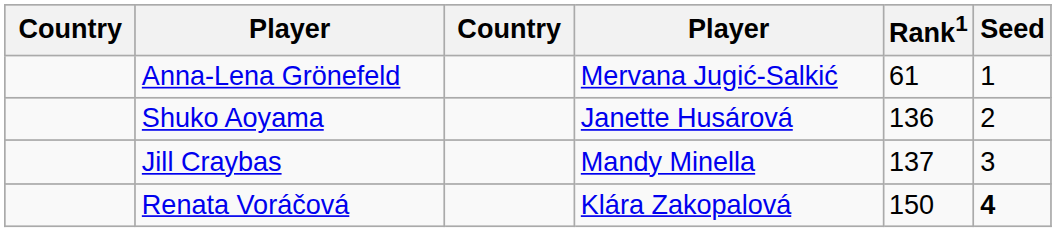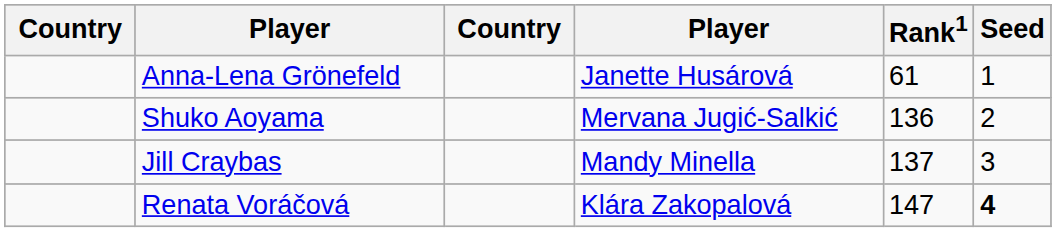(709, 76) Mervana Jugić-Salkić -> (687, 76) Janette Husárová
(687, 119) Janette Husárová -> (709, 119) Mervana Jugić-Salkić
(912, 204) 150 -> (912, 204) 147
